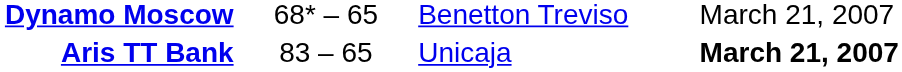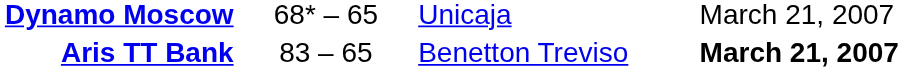(523, 14) Benetton Treviso -> (465, 14) Unicaja
(465, 53) Unicaja -> (523, 53) Benetton Treviso
